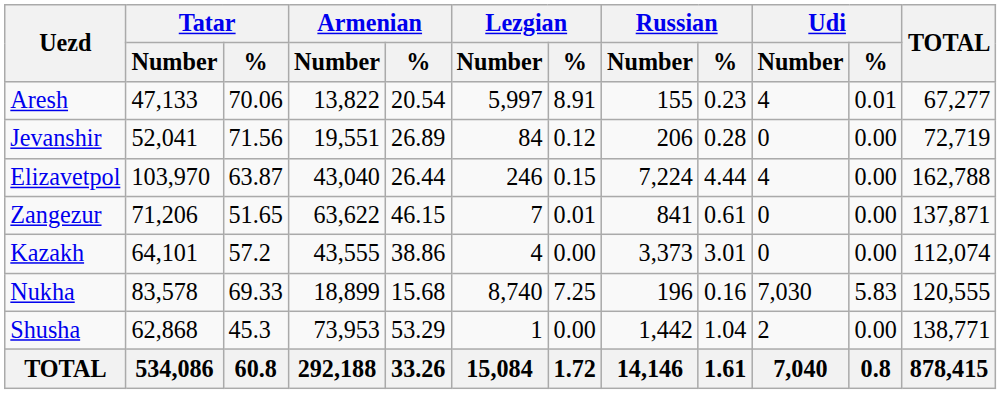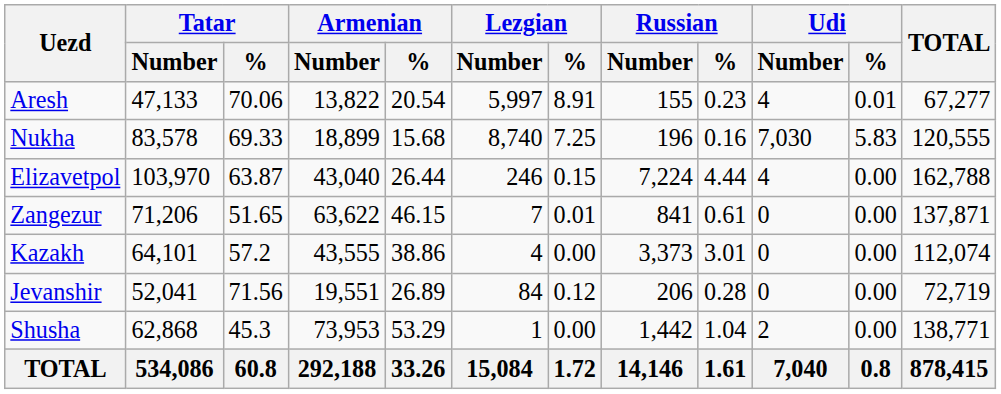rows swapped: (56, 138) <-> (43, 291)
